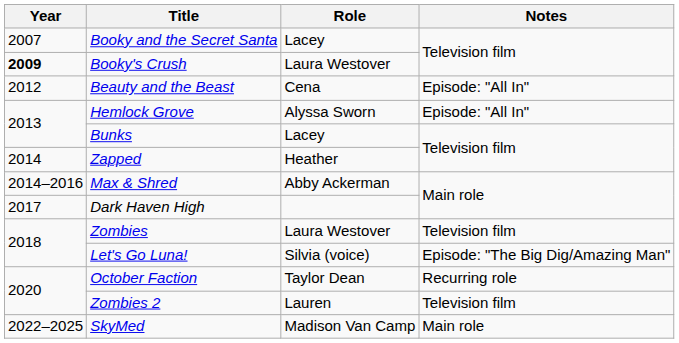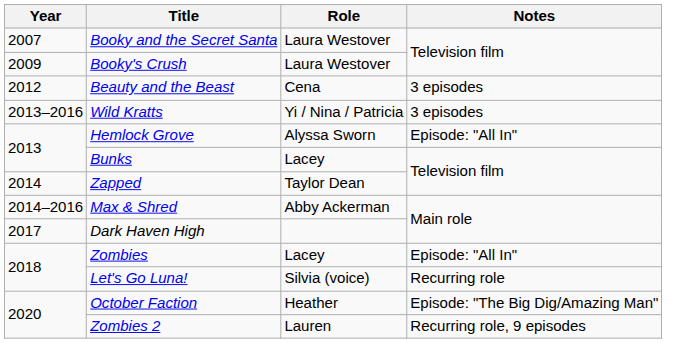(304, 40) Lacey -> (337, 40) Laura Westover
(25, 64) bold -> (25, 64) normal
(476, 87) Episode: "All In" -> (447, 87) 3 episodes
+ row: (126, 111)
(311, 159) Heather -> (325, 183) Taylor Dean
(337, 231) Laura Westover -> (304, 254) Lacey
(469, 231) Television film -> (464, 254) Episode: "All In"
(546, 254) Episode: "The Big Dig/Amazing Man" -> (458, 278) Recurring role
(325, 278) Taylor Dean -> (311, 302) Heather
(470, 278) Recurring role -> (534, 302) Episode: "The Big Dig/Amazing Man"
(469, 302) Television film -> (498, 326) Recurring role, 9 episodes
- row: (117, 326)
